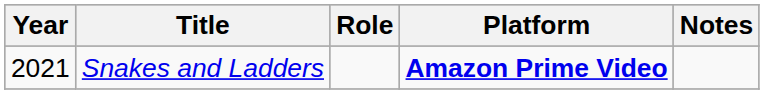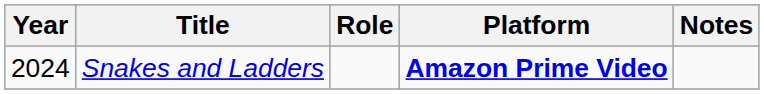(40, 67) 2021 -> (40, 67) 2024
